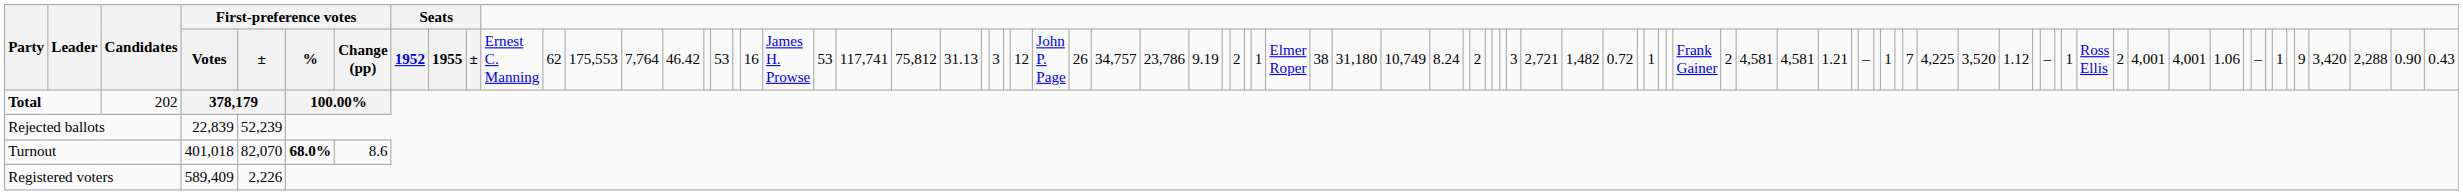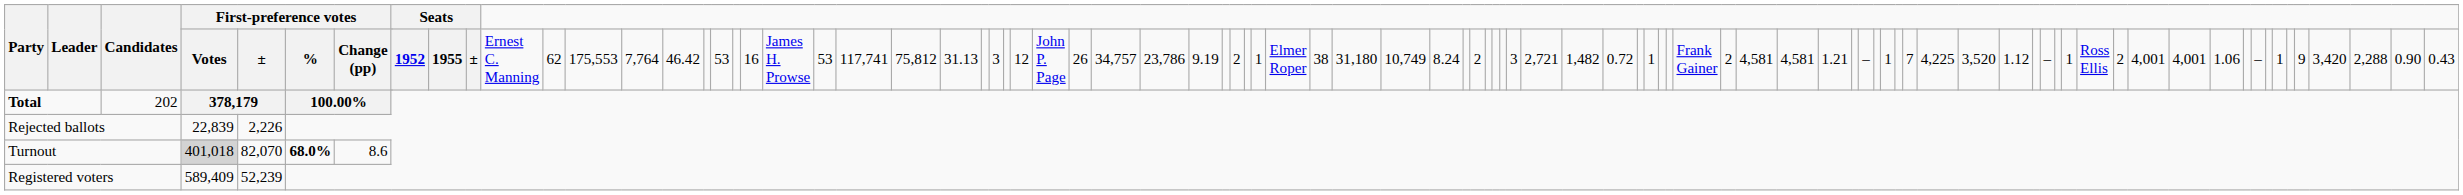(262, 126) 52,239 -> (265, 126) 2,226
(209, 151) no background -> (209, 151) lightgrey background
(265, 176) 2,226 -> (262, 176) 52,239
